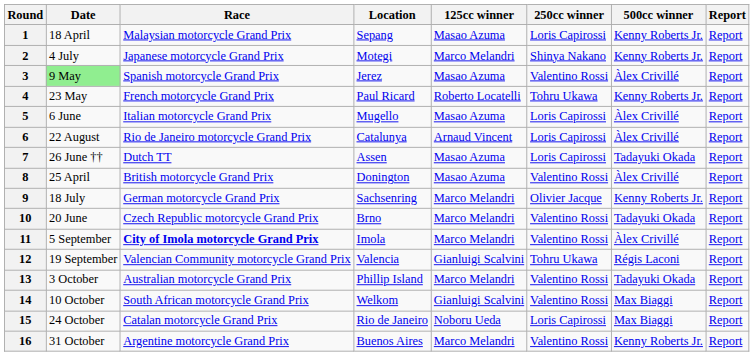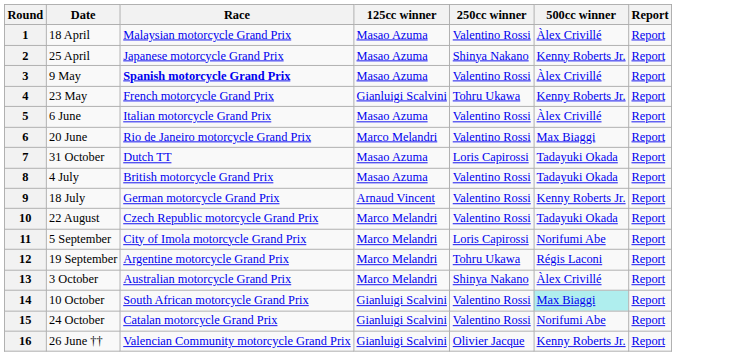- column: (392, 14)
(568, 34) Loris Capirossi -> (492, 34) Valentino Rossi
(658, 34) Kenny Roberts Jr. -> (569, 34) Àlex Crivillé
(64, 55) 4 July -> (69, 55) 25 April
(474, 55) Marco Melandri -> (392, 55) Masao Azuma
(65, 75) lightgreen background -> (65, 75) no background
(201, 75) normal -> (207, 75) bold
(477, 95) Roberto Locatelli -> (402, 95) Gianluigi Scalvini
(568, 116) Loris Capirossi -> (492, 116) Valentino Rossi
(74, 136) 22 August -> (68, 136) 20 June
(473, 136) Arnaud Vincent -> (397, 136) Marco Melandri
(568, 136) Loris Capirossi -> (492, 136) Valentino Rossi
(646, 136) Àlex Crivillé -> (566, 136) Max Biaggi
(76, 157) 26 June †† -> (77, 157) 31 October
(69, 177) 25 April -> (64, 177) 4 July
(646, 177) Àlex Crivillé -> (577, 177) Tadayuki Okada
(474, 198) Marco Melandri -> (396, 198) Arnaud Vincent
(566, 198) Olivier Jacque -> (492, 198) Valentino Rossi
(68, 218) 20 June -> (74, 218) 22 August
(221, 238) bold -> (215, 238) normal
(569, 238) Valentino Rossi -> (491, 238) Loris Capirossi
(646, 238) Àlex Crivillé -> (571, 238) Norifumi Abe
(237, 259) Valencian Community motorcycle Grand Prix -> (206, 259) Argentine motorcycle Grand Prix
(479, 259) Gianluigi Scalvini -> (397, 259) Marco Melandri
(569, 279) Valentino Rossi -> (491, 279) Shinya Nakano
(655, 279) Tadayuki Okada -> (569, 279) Àlex Crivillé
(643, 300) no background -> (566, 300) paleturquoise background
(467, 320) Noboru Ueda -> (402, 320) Gianluigi Scalvini
(568, 320) Loris Capirossi -> (492, 320) Valentino Rossi
(643, 320) Max Biaggi -> (571, 320) Norifumi Abe
(77, 340) 31 October -> (76, 340) 26 June ††
(206, 340) Argentine motorcycle Grand Prix -> (237, 340) Valencian Community motorcycle Grand Prix
(474, 340) Marco Melandri -> (402, 340) Gianluigi Scalvini
(569, 340) Valentino Rossi -> (489, 340) Olivier Jacque
